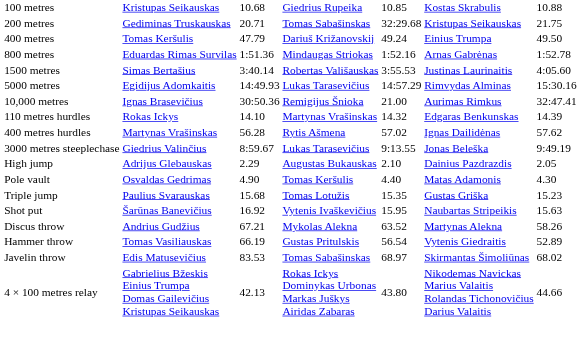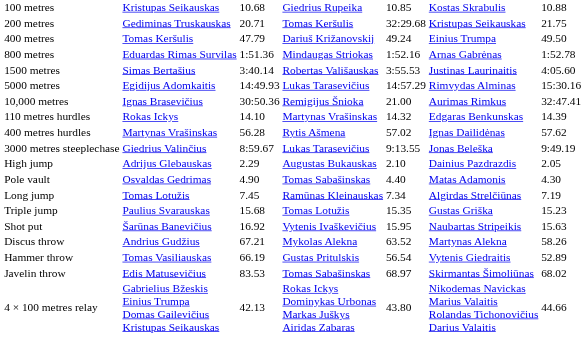(326, 23) Tomas Sabašinskas -> (318, 23) Tomas Keršulis
(318, 179) Tomas Keršulis -> (326, 179) Tomas Sabašinskas
+ row: (29, 195)
